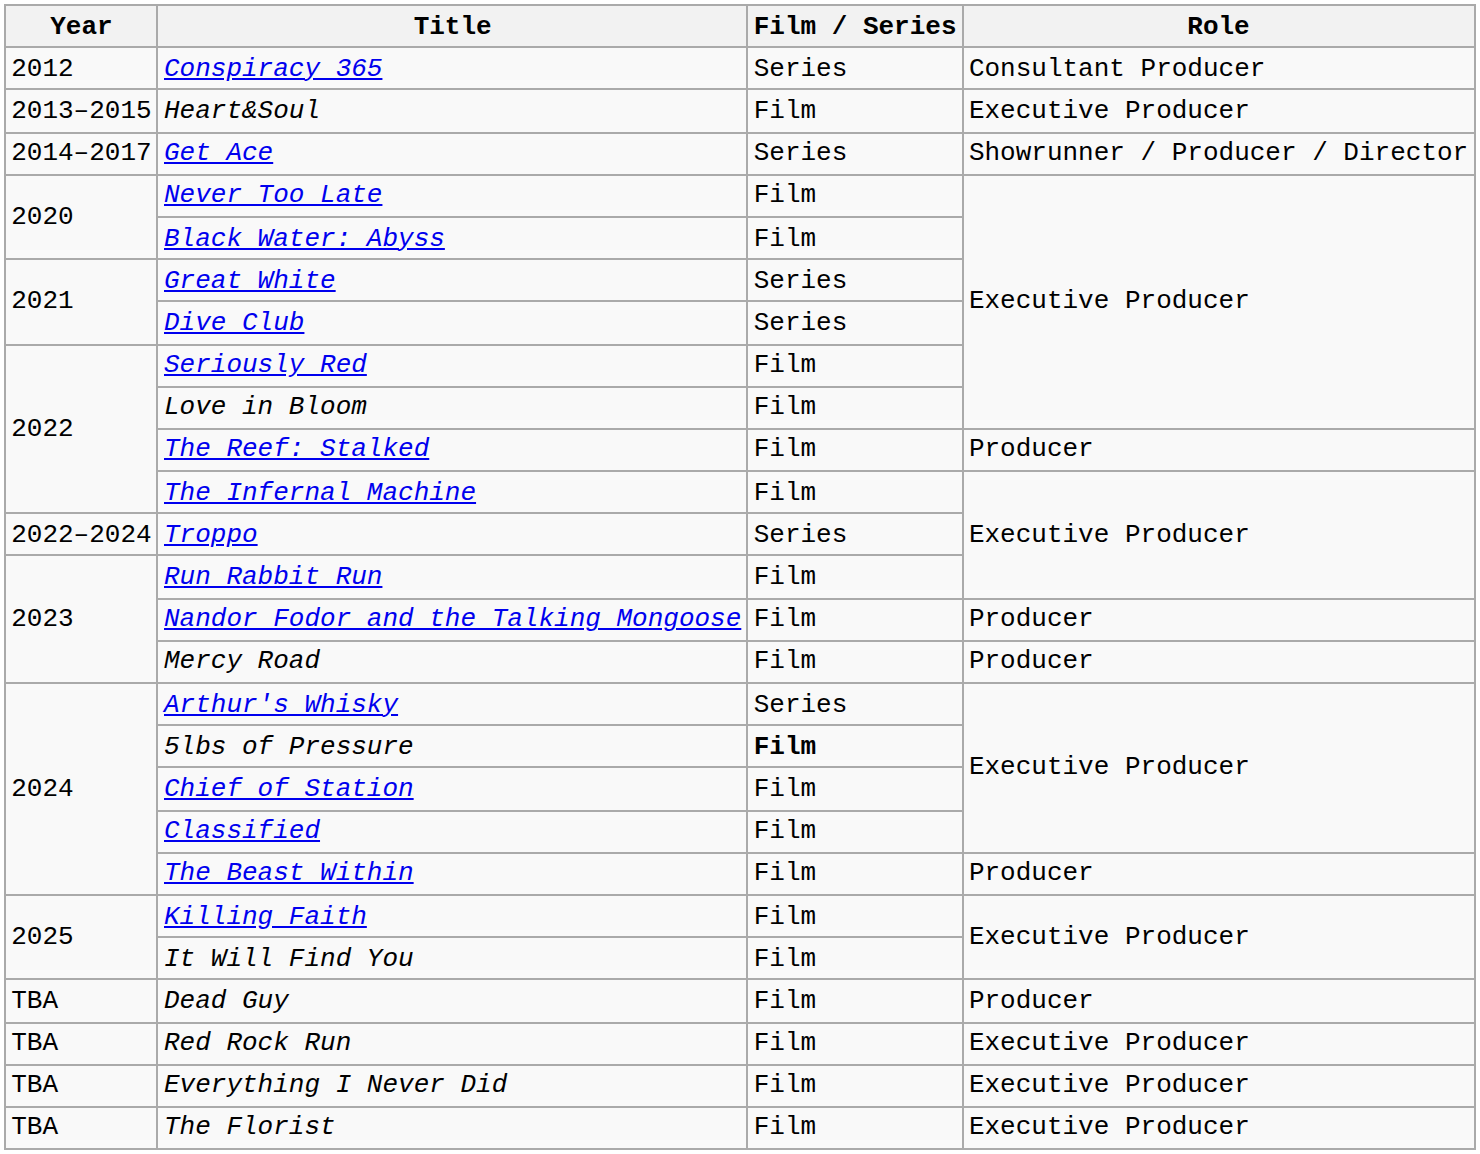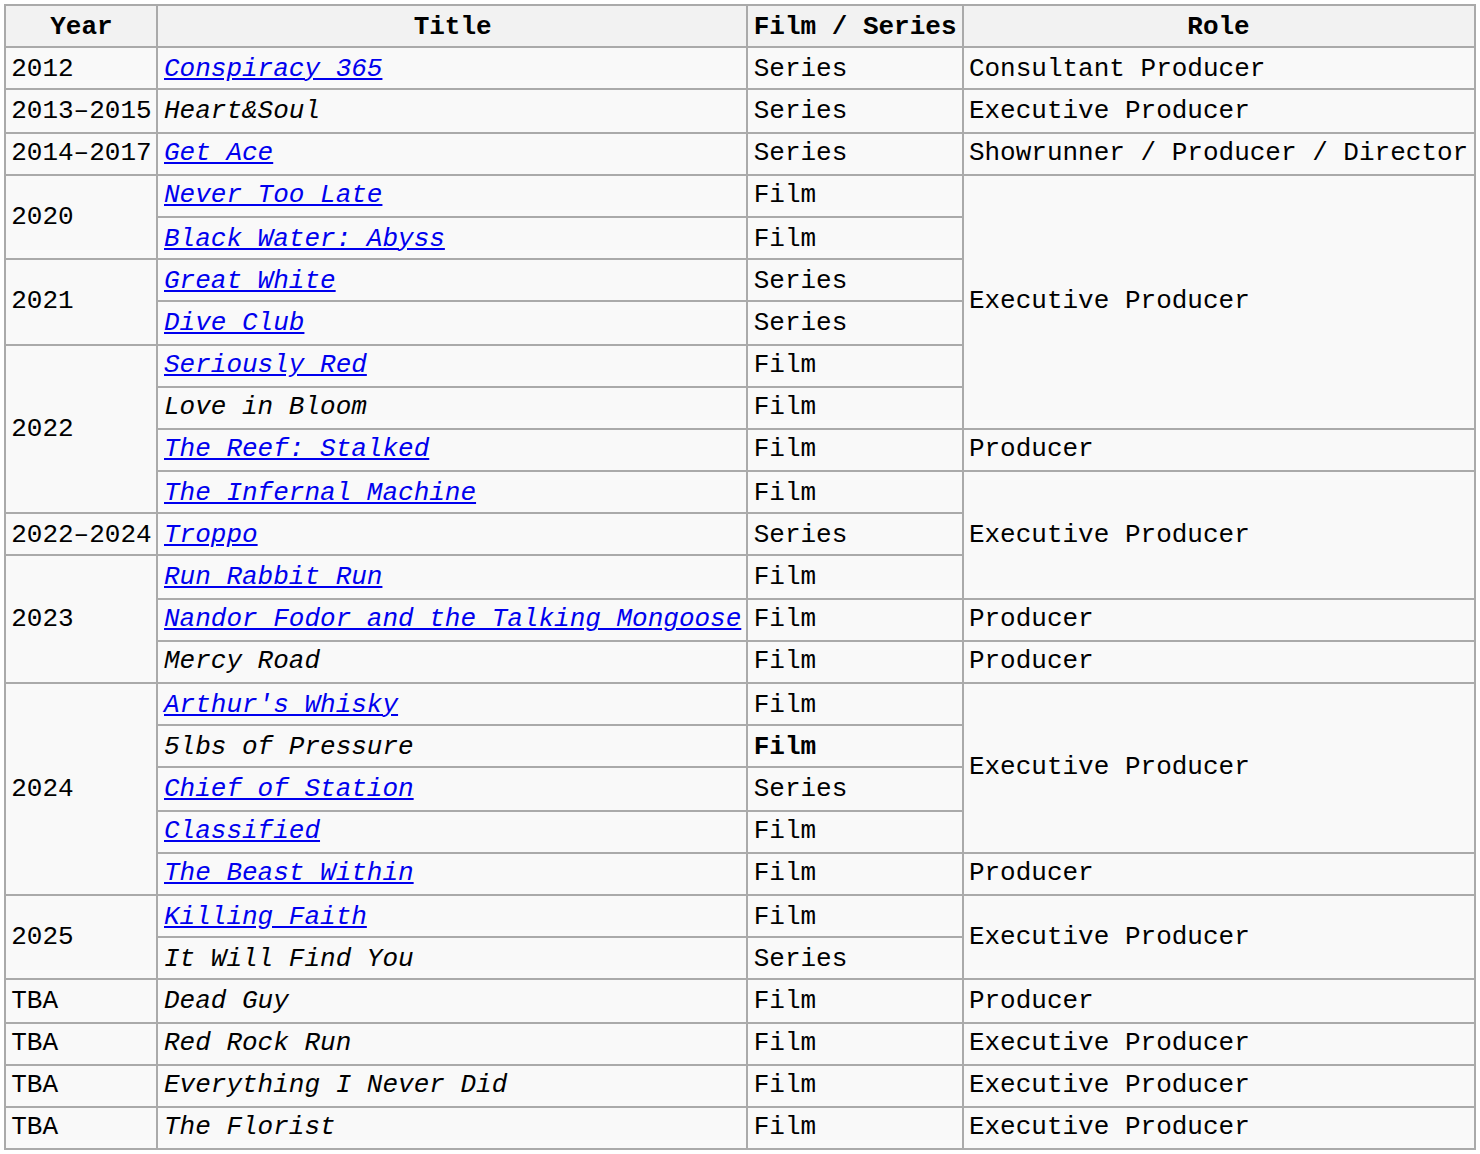(785, 111) Film -> (800, 111) Series
(800, 704) Series -> (785, 704) Film
(785, 789) Film -> (800, 789) Series
(785, 958) Film -> (800, 958) Series
